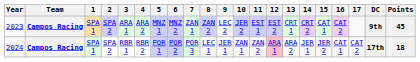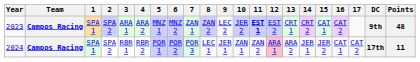(258, 27) normal -> (258, 27) bold
(401, 27) 45 -> (401, 27) 48
(401, 47) 18 -> (401, 47) 11
